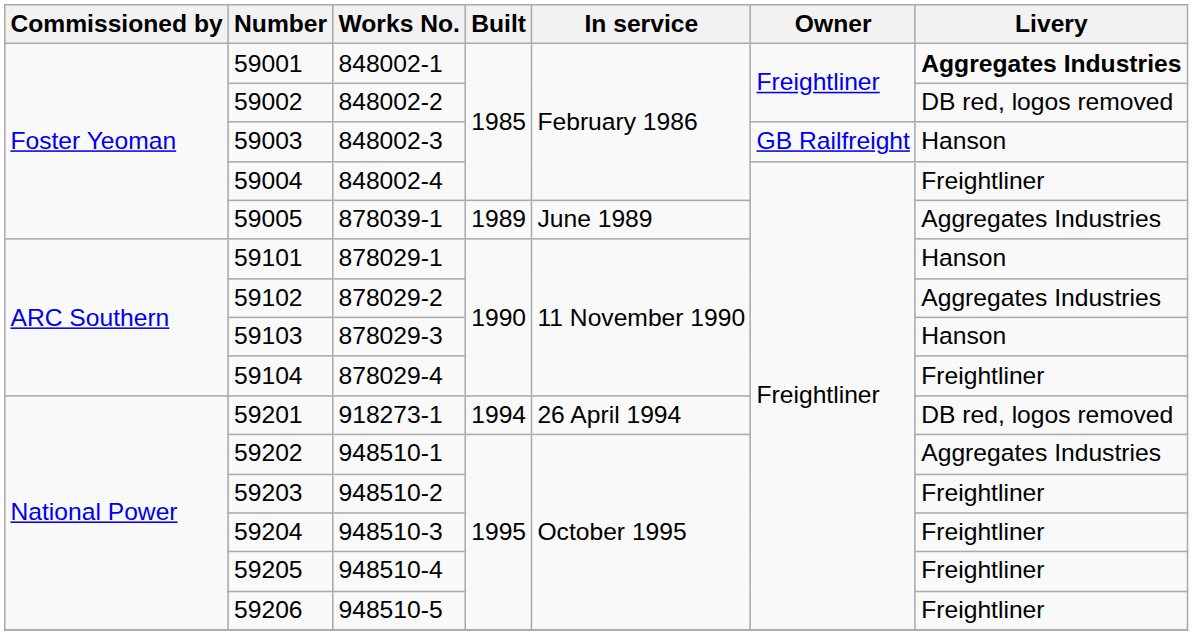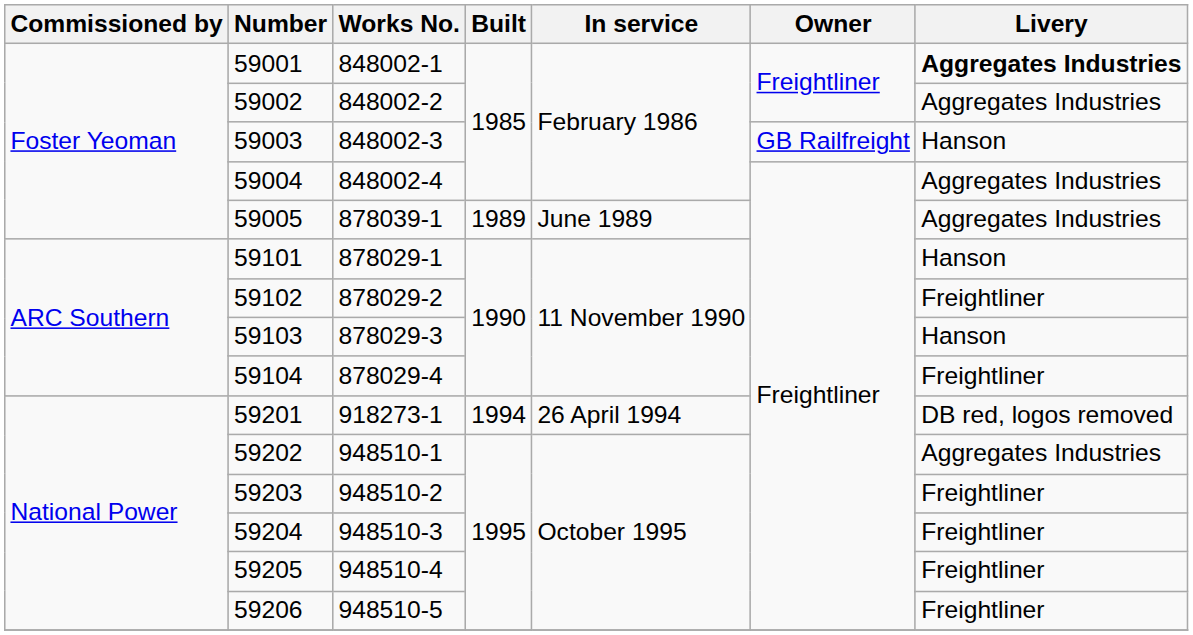(1047, 102) DB red, logos removed -> (1041, 102) Aggregates Industries
(983, 180) Freightliner -> (1041, 180) Aggregates Industries
(1041, 297) Aggregates Industries -> (983, 297) Freightliner
